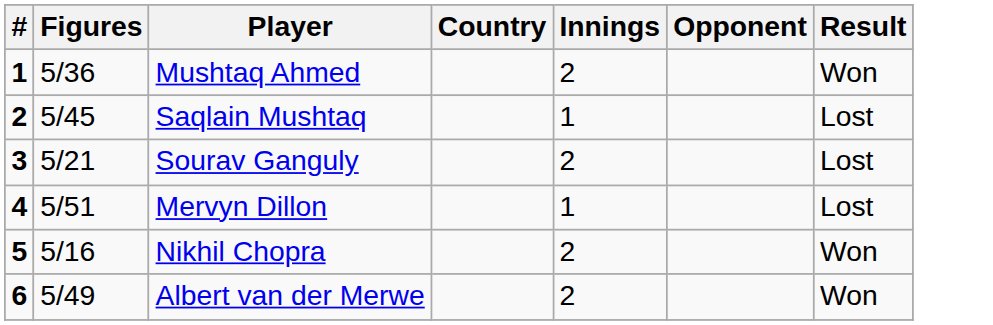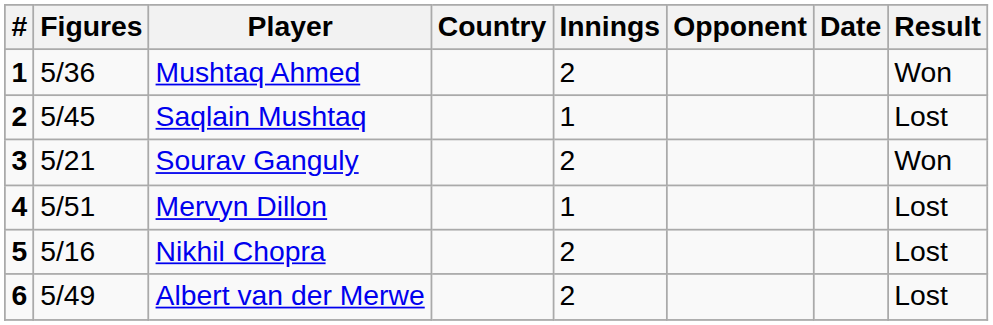+ column: (851, 26)
(847, 161) Lost -> (923, 161) Won
(849, 251) Won -> (921, 251) Lost
(849, 296) Won -> (921, 296) Lost
